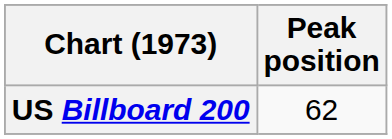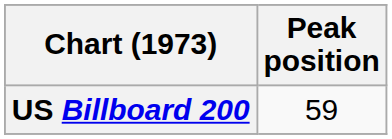(322, 109) 62 -> (322, 109) 59
